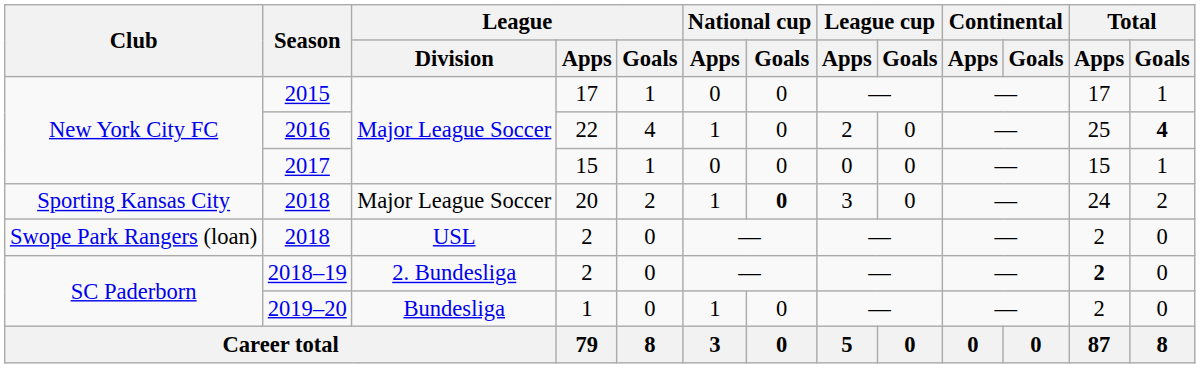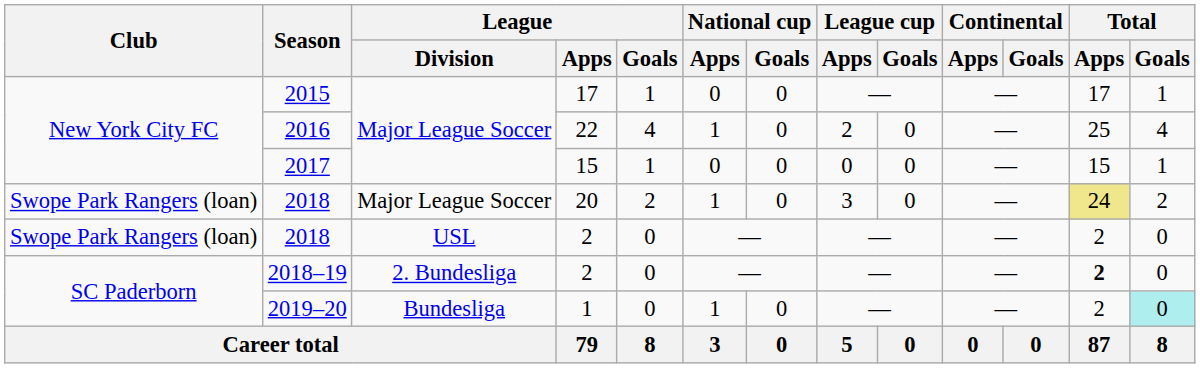(1162, 129) bold -> (1162, 129) normal
(134, 201) Sporting Kansas City -> (134, 201) Swope Park Rangers (loan)
(782, 201) bold -> (782, 201) normal
(1099, 201) no background -> (1099, 201) khaki background
(1162, 308) no background -> (1162, 308) paleturquoise background
